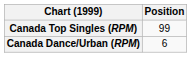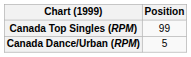(164, 44) 6 -> (164, 44) 5
